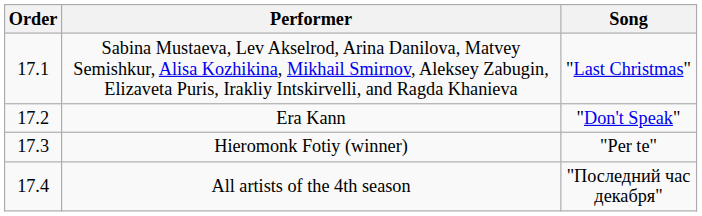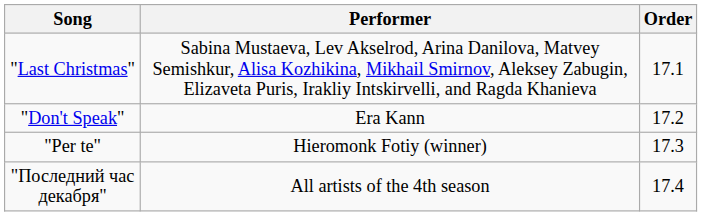columns swapped: (33, 18) <-> (628, 18)
